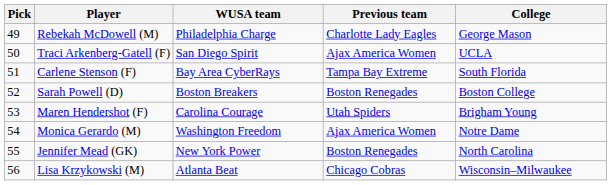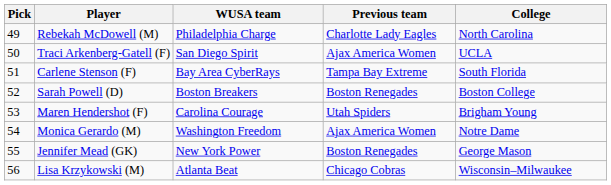(495, 33) George Mason -> (496, 33) North Carolina
(496, 151) North Carolina -> (495, 151) George Mason
